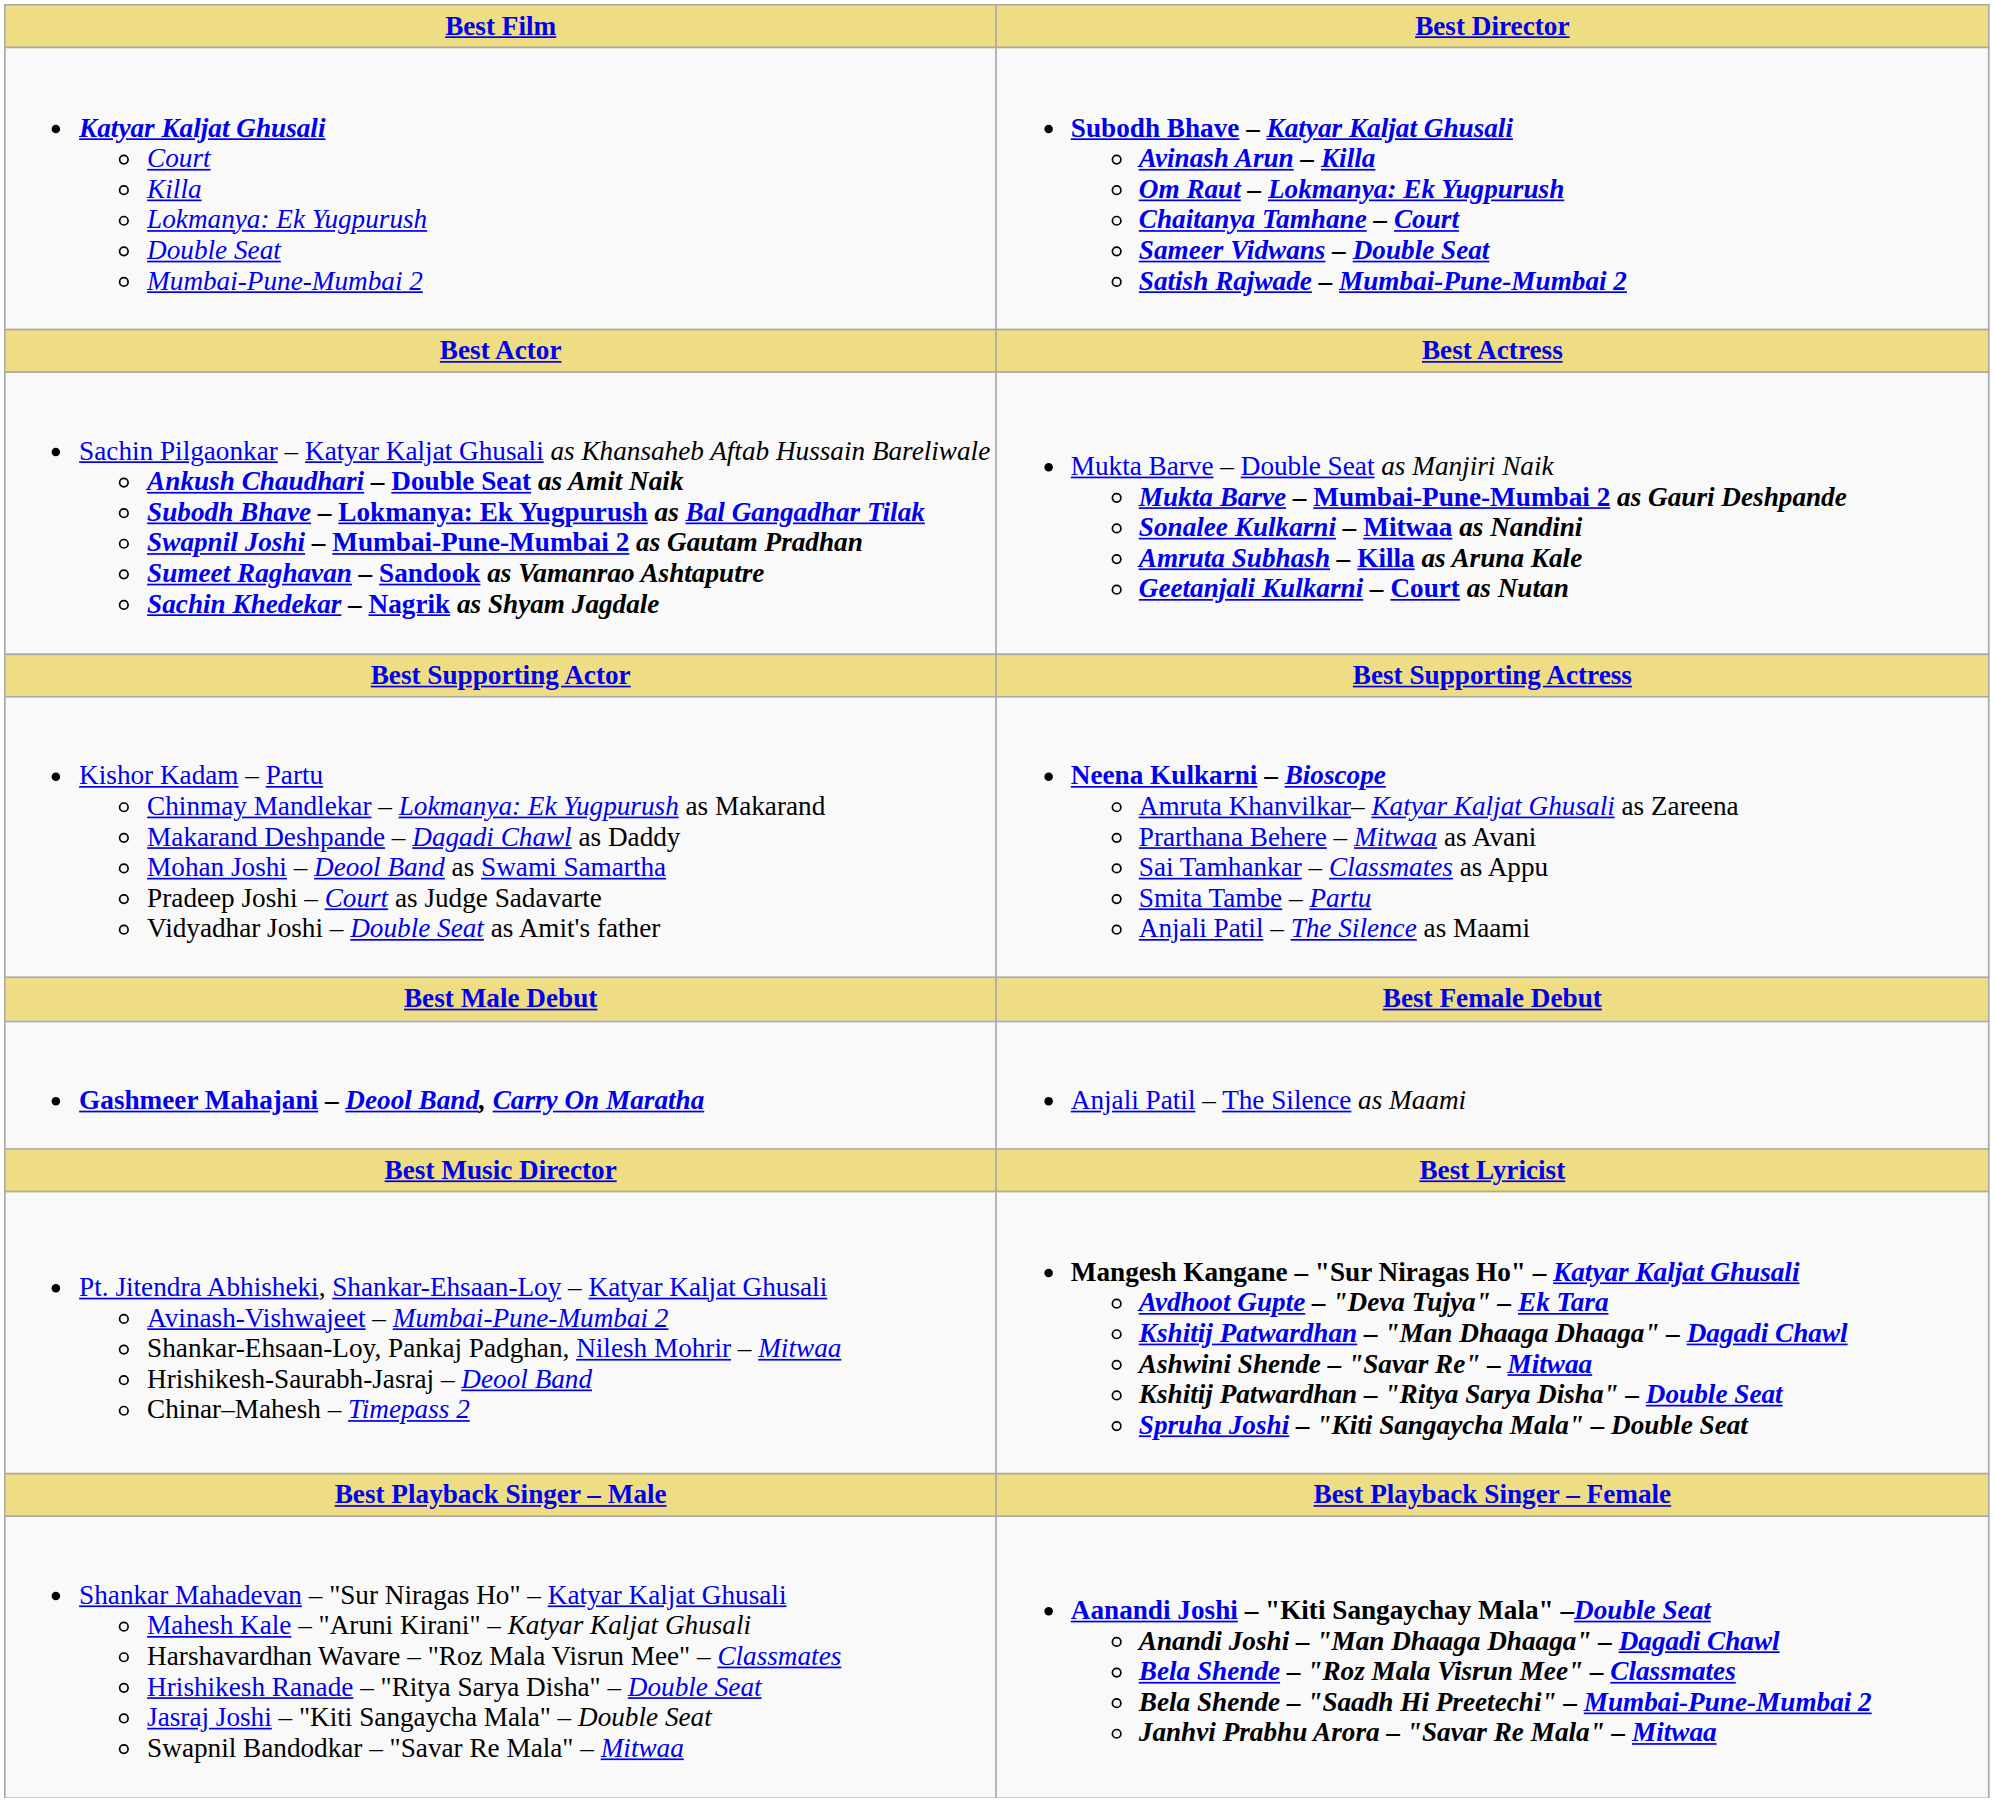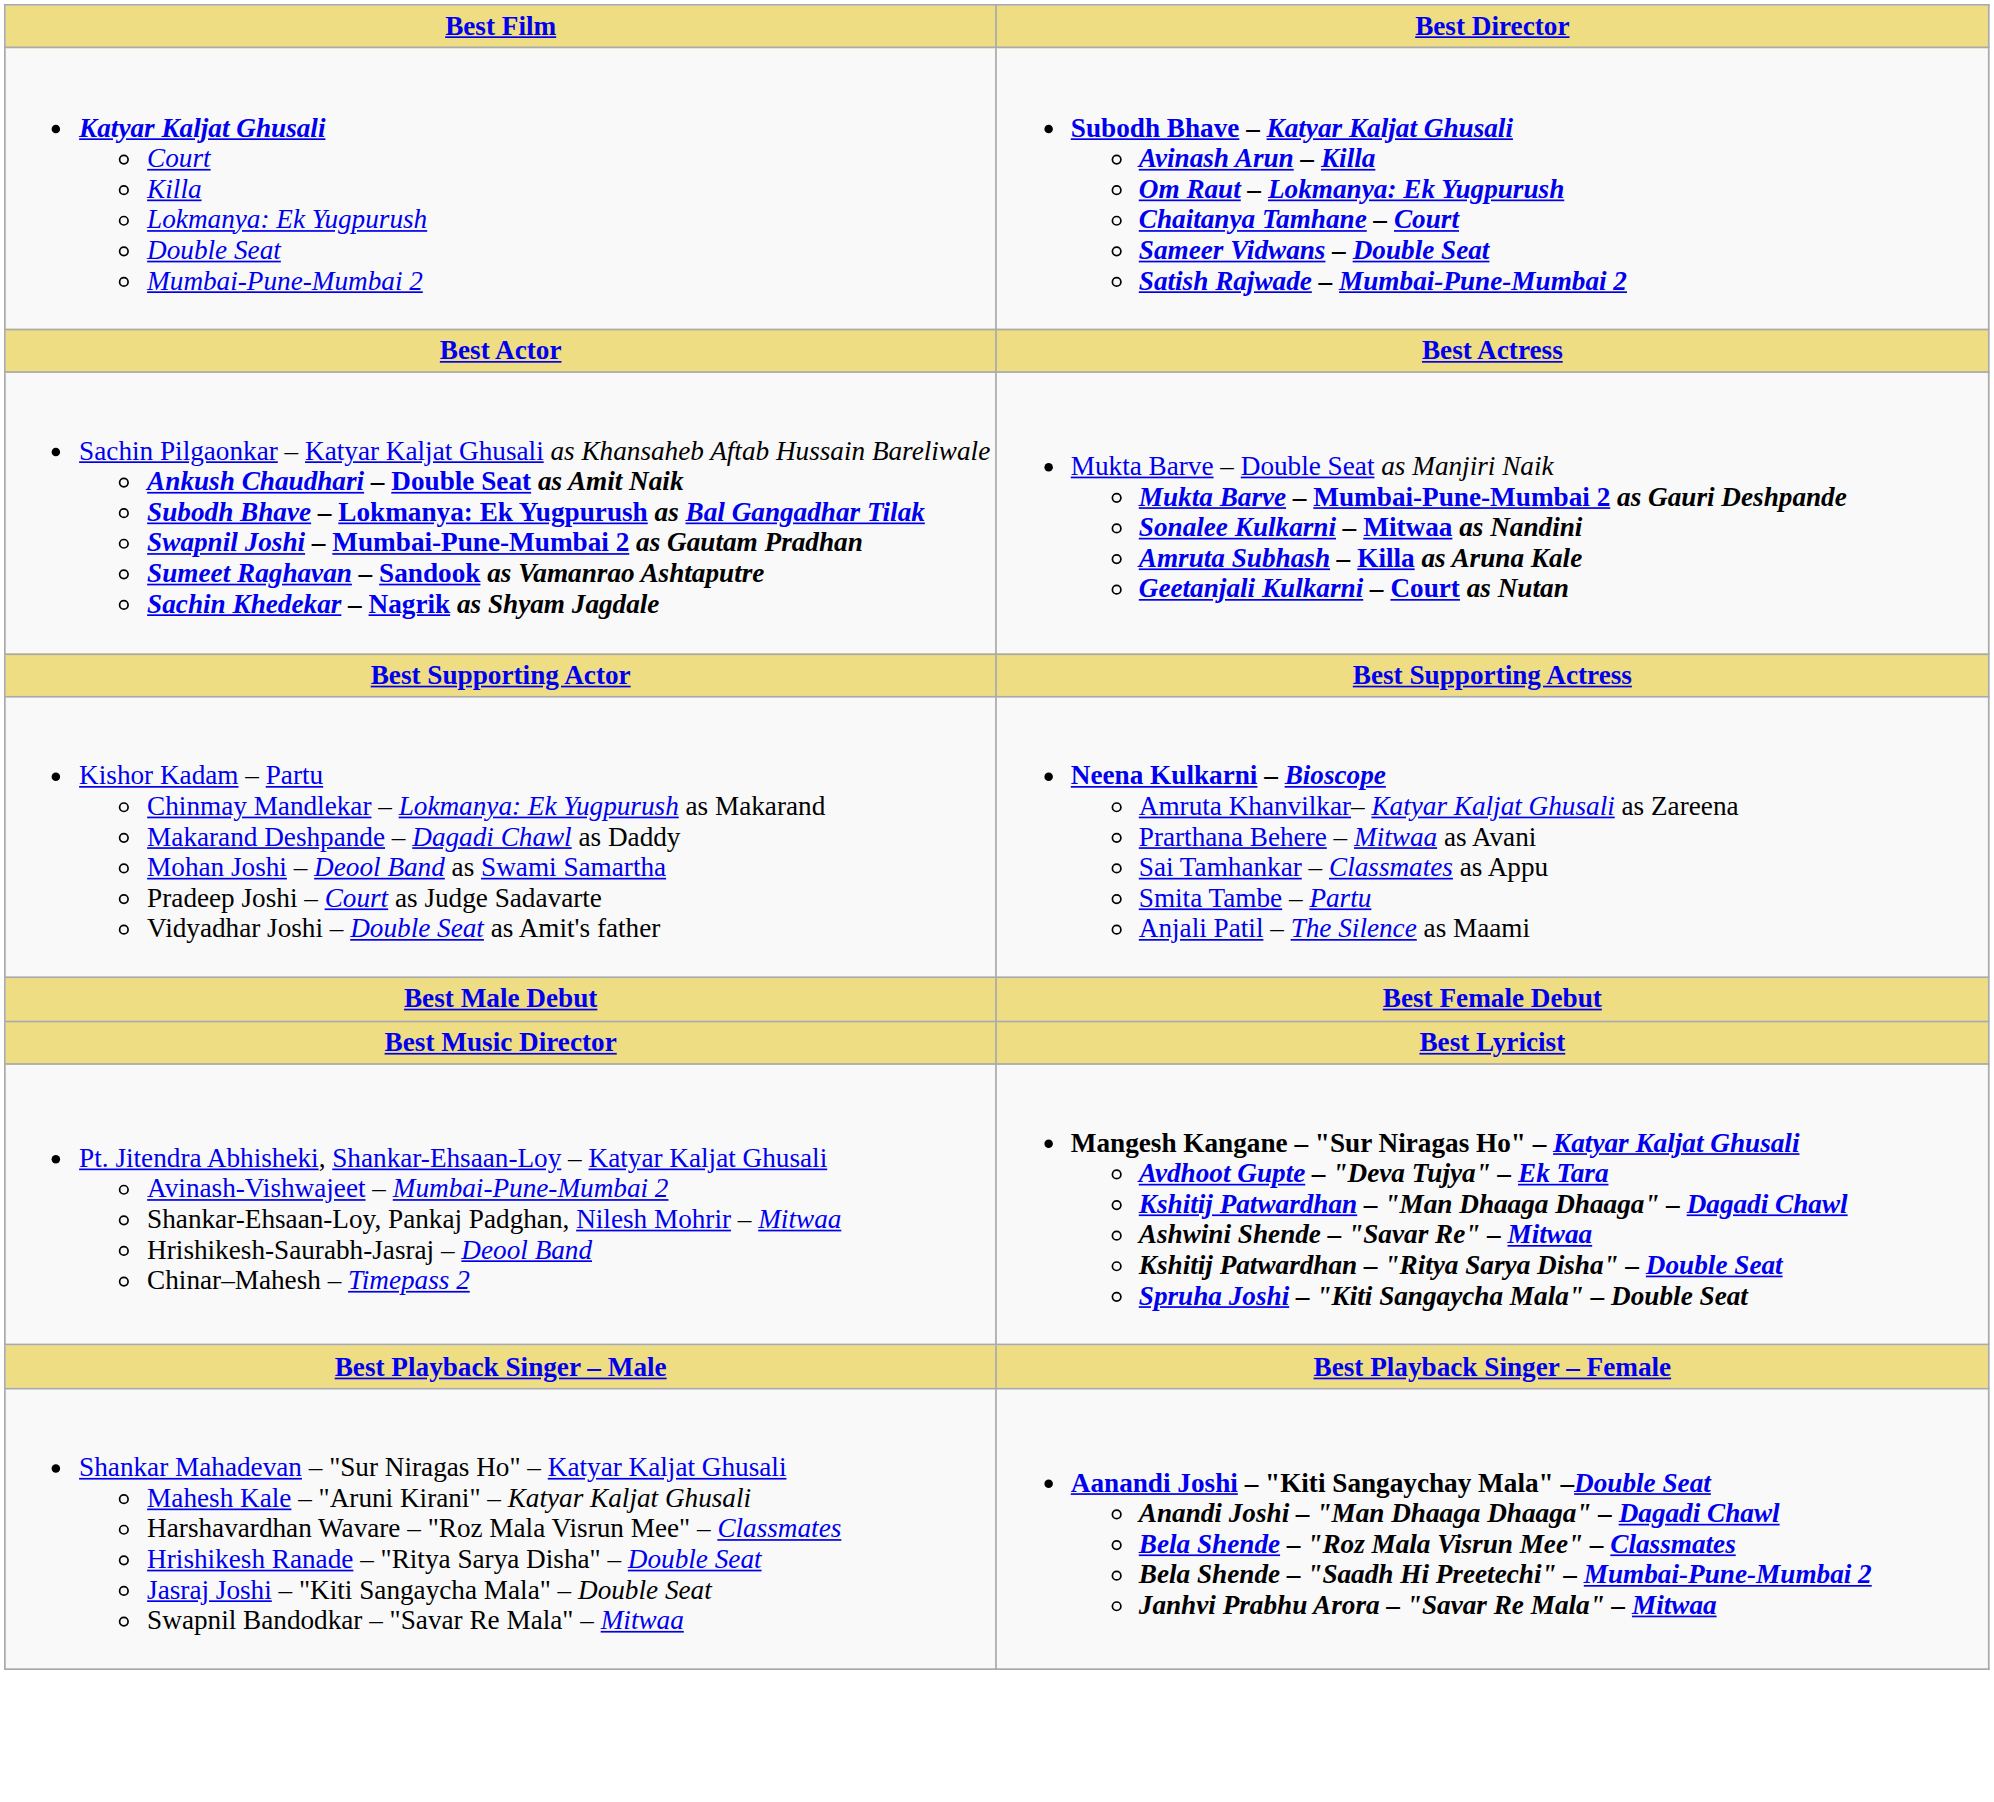- row: (501, 1100)
